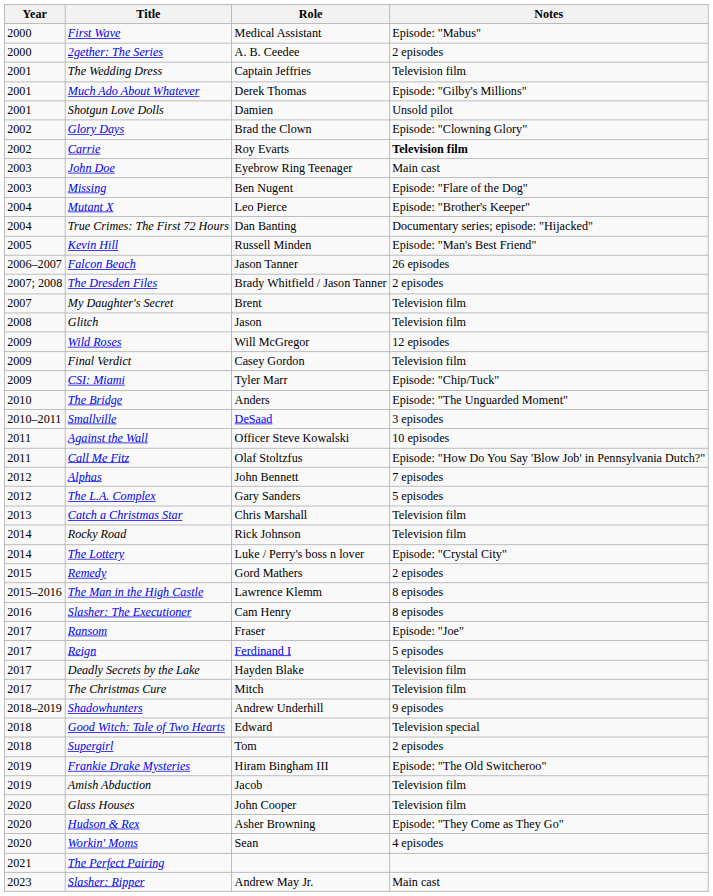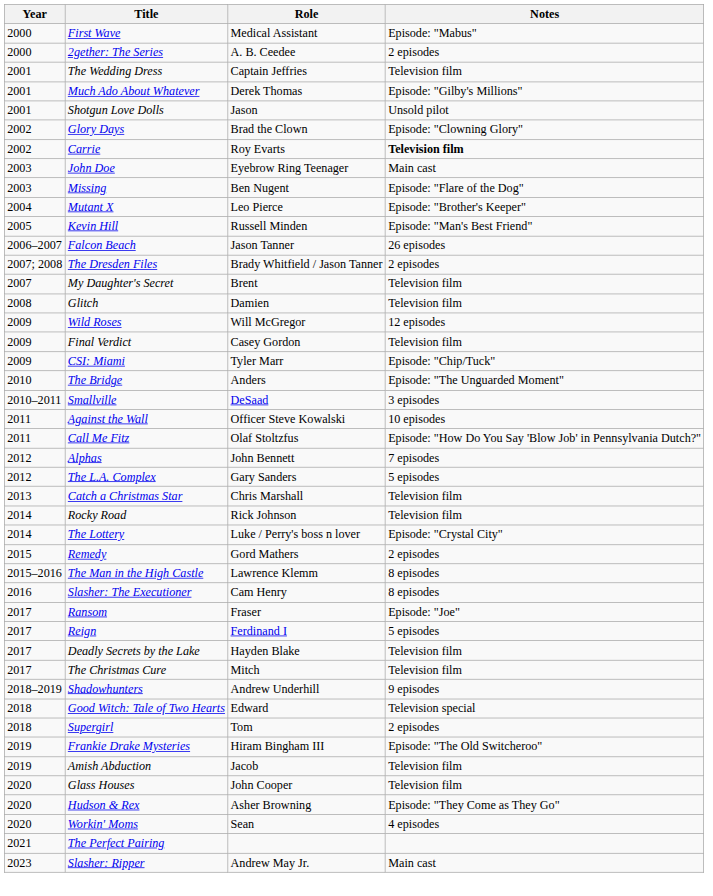(254, 110) Damien -> (244, 110) Jason
- row: (148, 226)
(248, 322) Jason -> (250, 303) Damien
